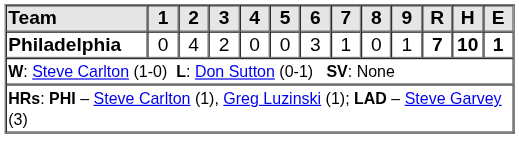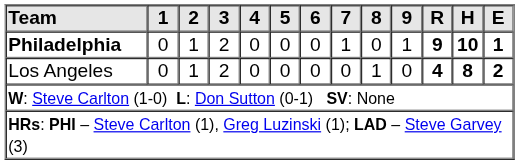(194, 44) 4 -> (194, 44) 1
(315, 44) 3 -> (315, 44) 0
(437, 44) 7 -> (437, 44) 9
+ row: (61, 71)
